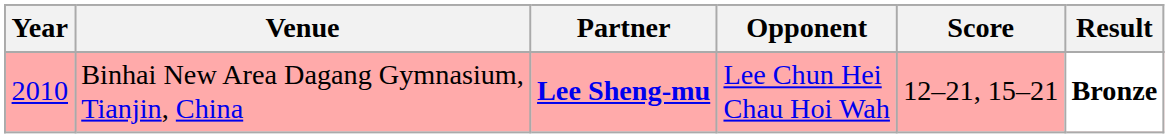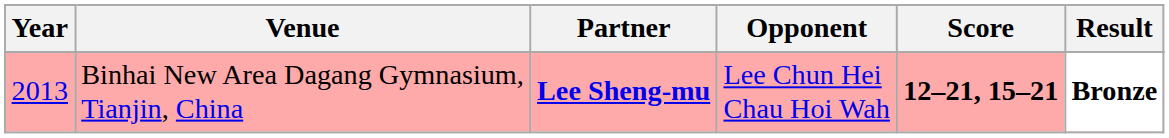(40, 91) 2010 -> (40, 91) 2013
(981, 91) normal -> (981, 91) bold
